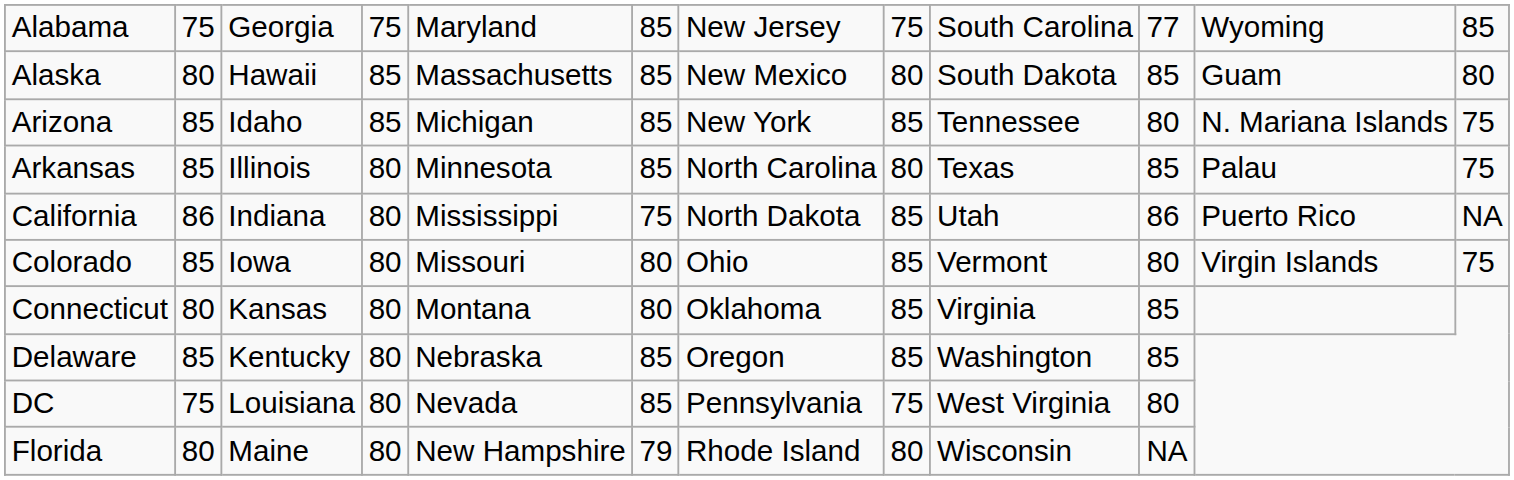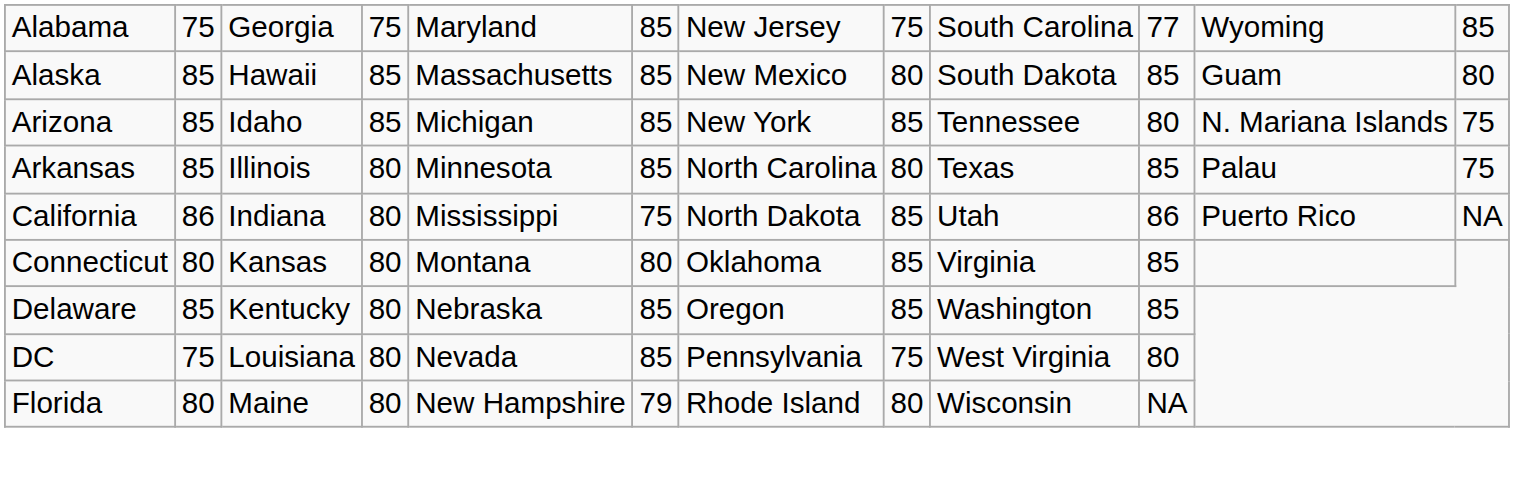(198, 74) 80 -> (198, 74) 85
- row: (72, 262)
